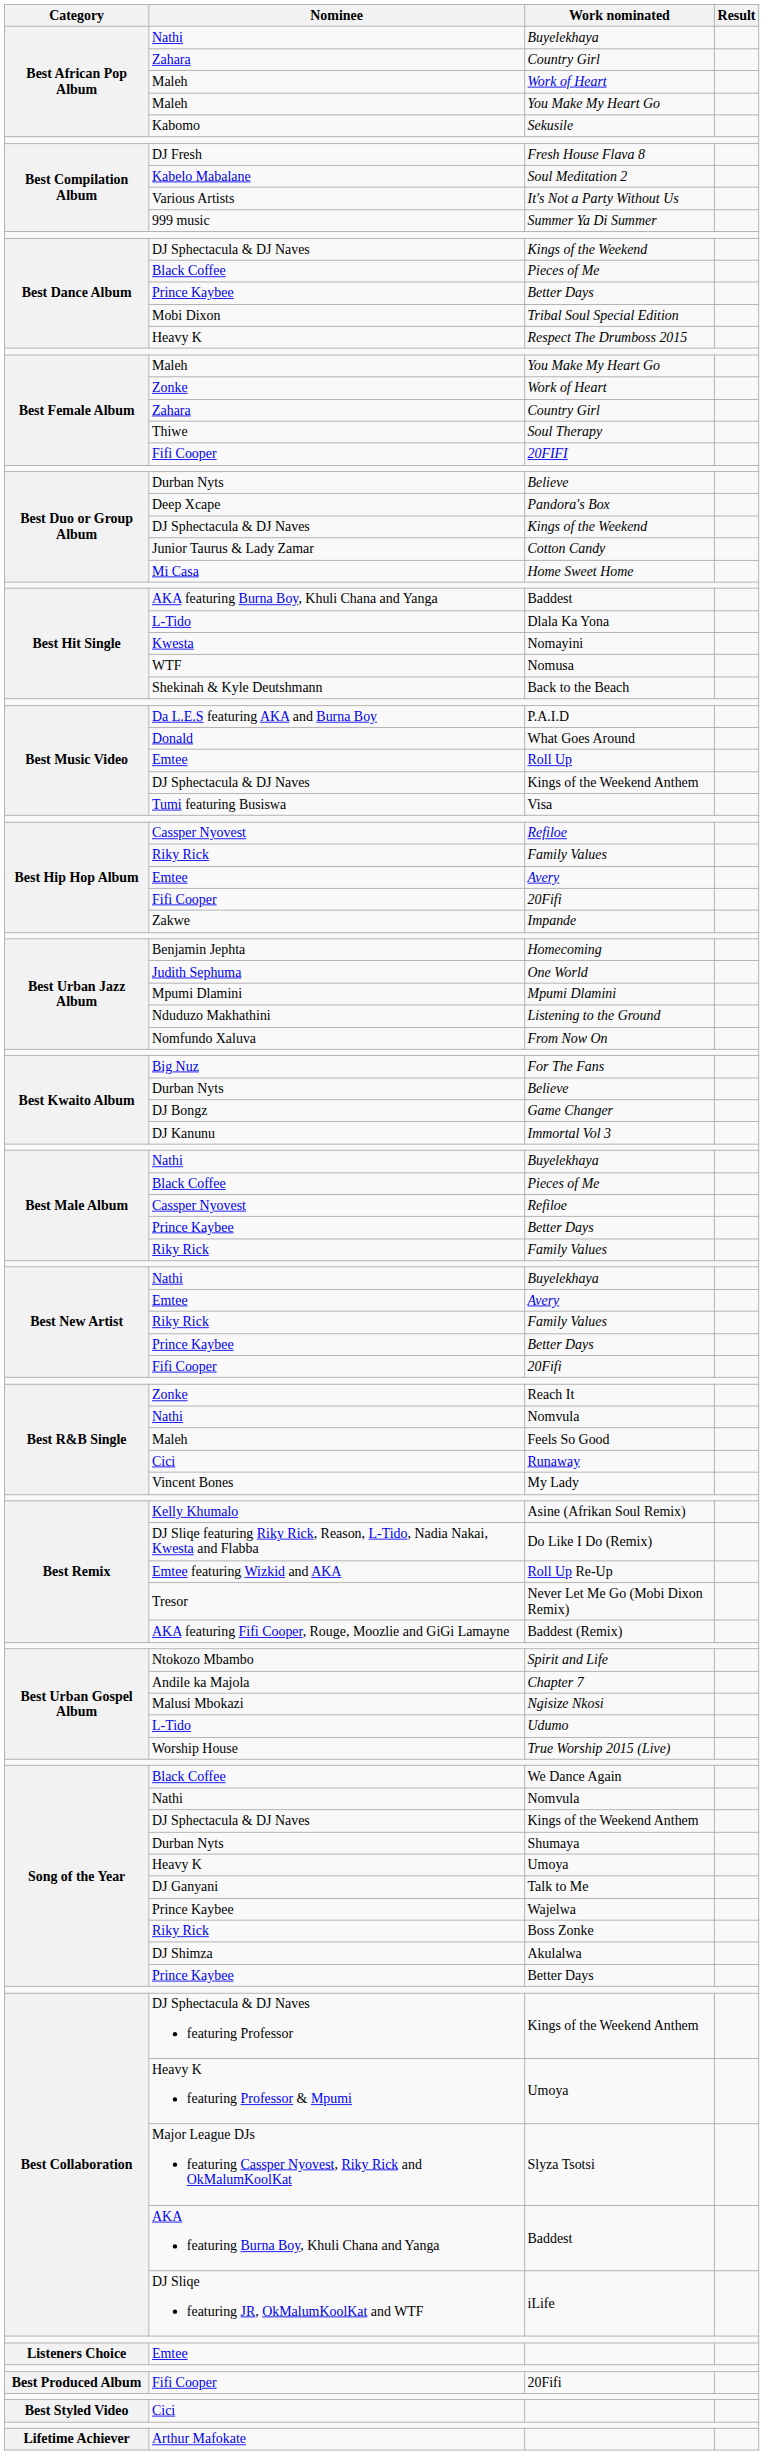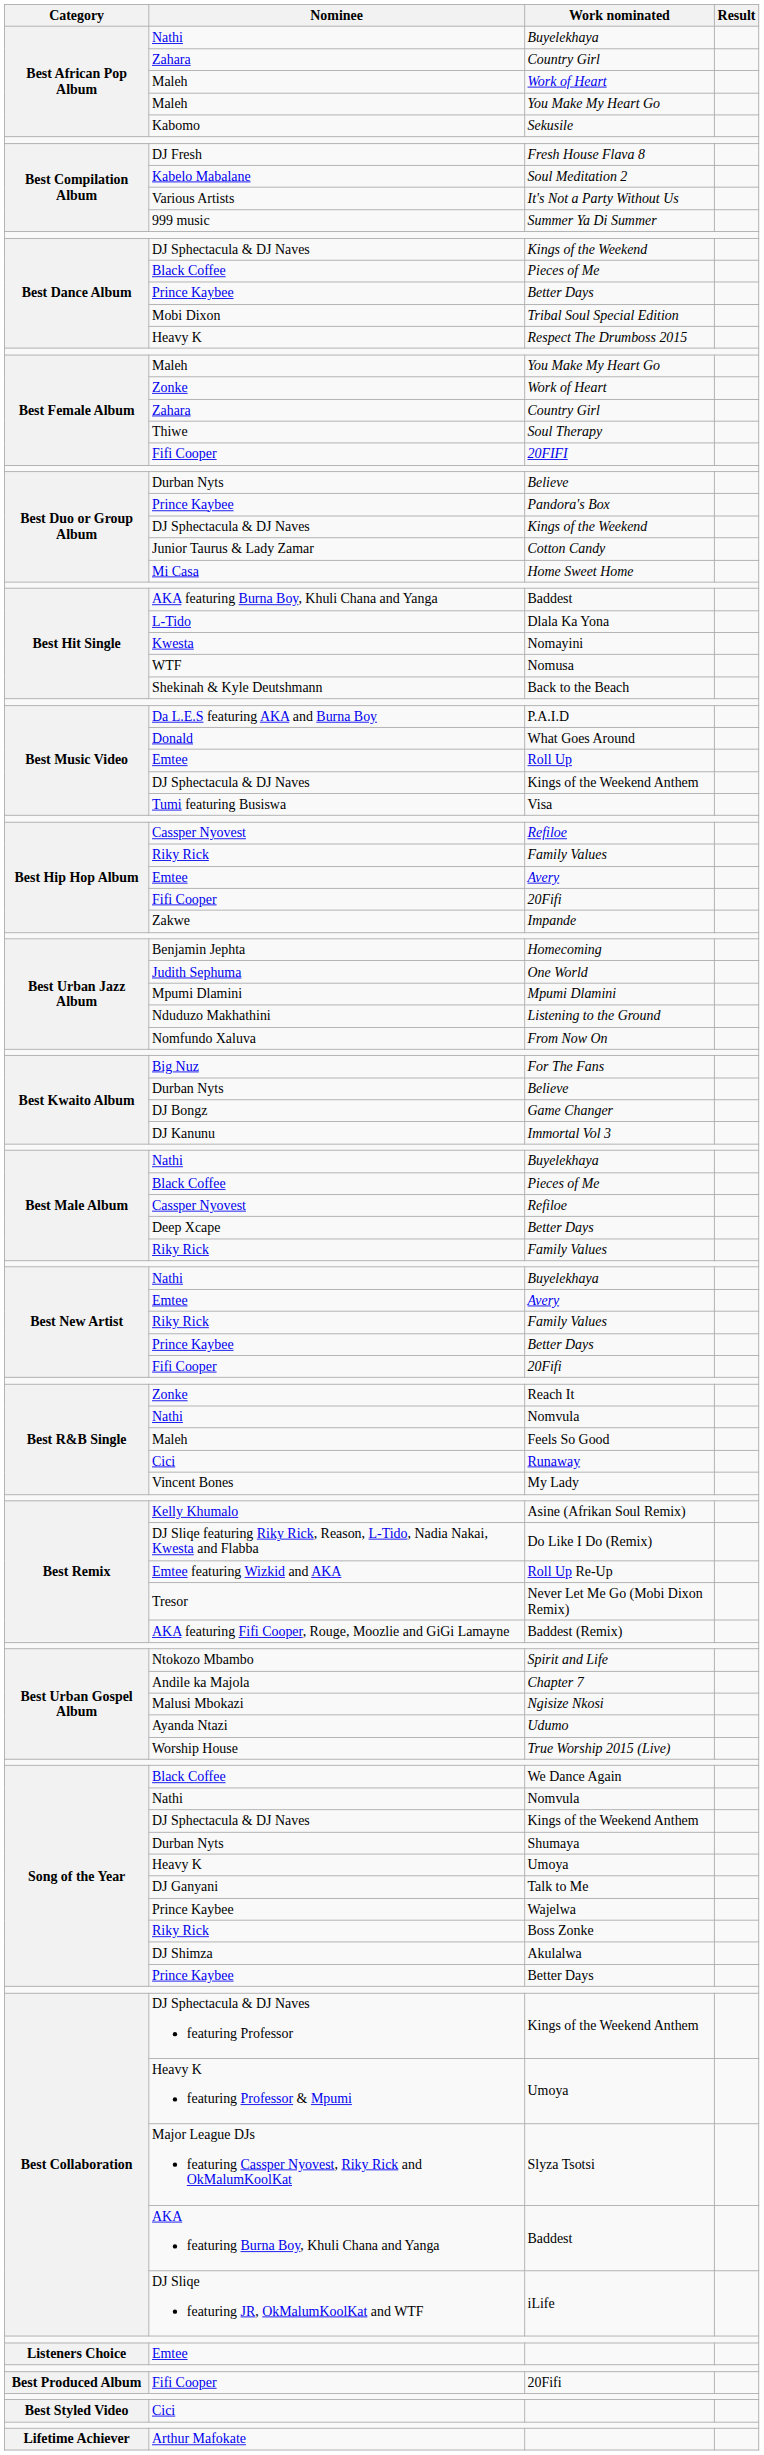(186, 504) Deep Xcape -> (193, 504) Prince Kaybee
(193, 1227) Prince Kaybee -> (186, 1227) Deep Xcape
(171, 1726) L-Tido -> (190, 1726) Ayanda Ntazi
